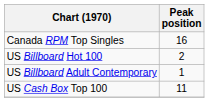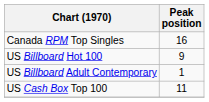(182, 56) 2 -> (182, 56) 9
